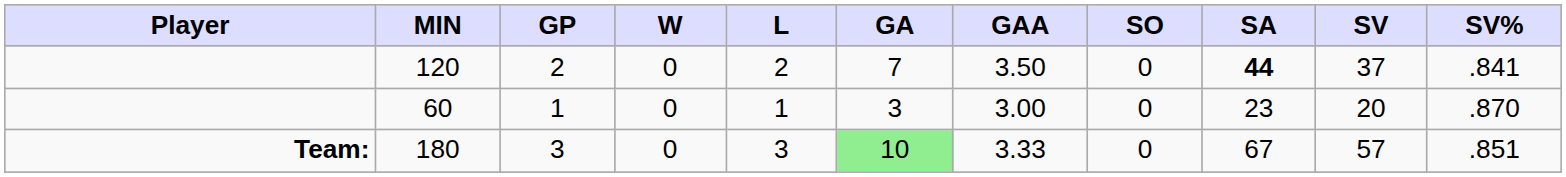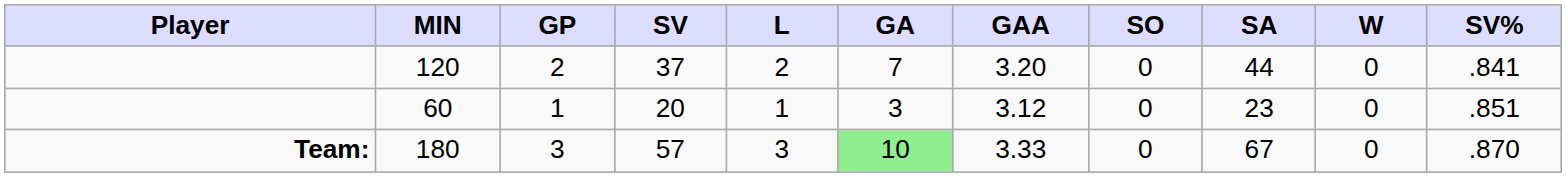columns swapped: (670, 25) <-> (1371, 25)
(1020, 66) 3.50 -> (1021, 66) 3.20
(1259, 66) bold -> (1259, 66) normal
(1020, 108) 3.00 -> (1021, 108) 3.12
(1494, 108) .870 -> (1494, 108) .851
(1494, 150) .851 -> (1494, 150) .870
